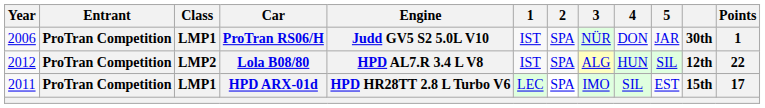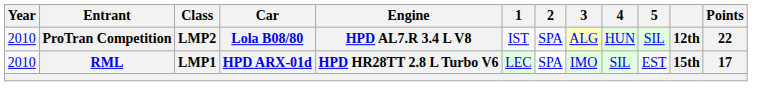- row: (273, 38)
(22, 61) 2012 -> (22, 38) 2010
(22, 84) 2011 -> (22, 61) 2010
(107, 84) ProTran Competition -> (107, 61) RML
